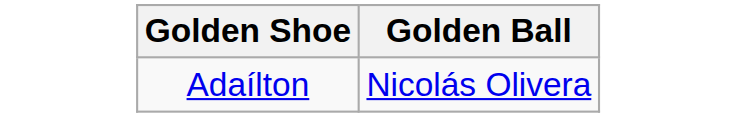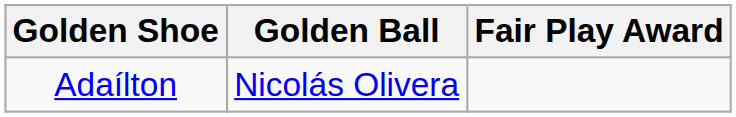+ column: (599, 31)
